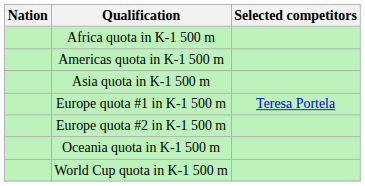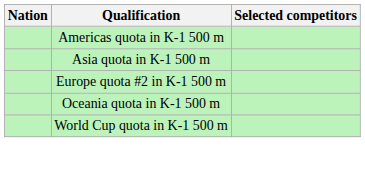- row: (141, 37)
- row: (141, 103)
